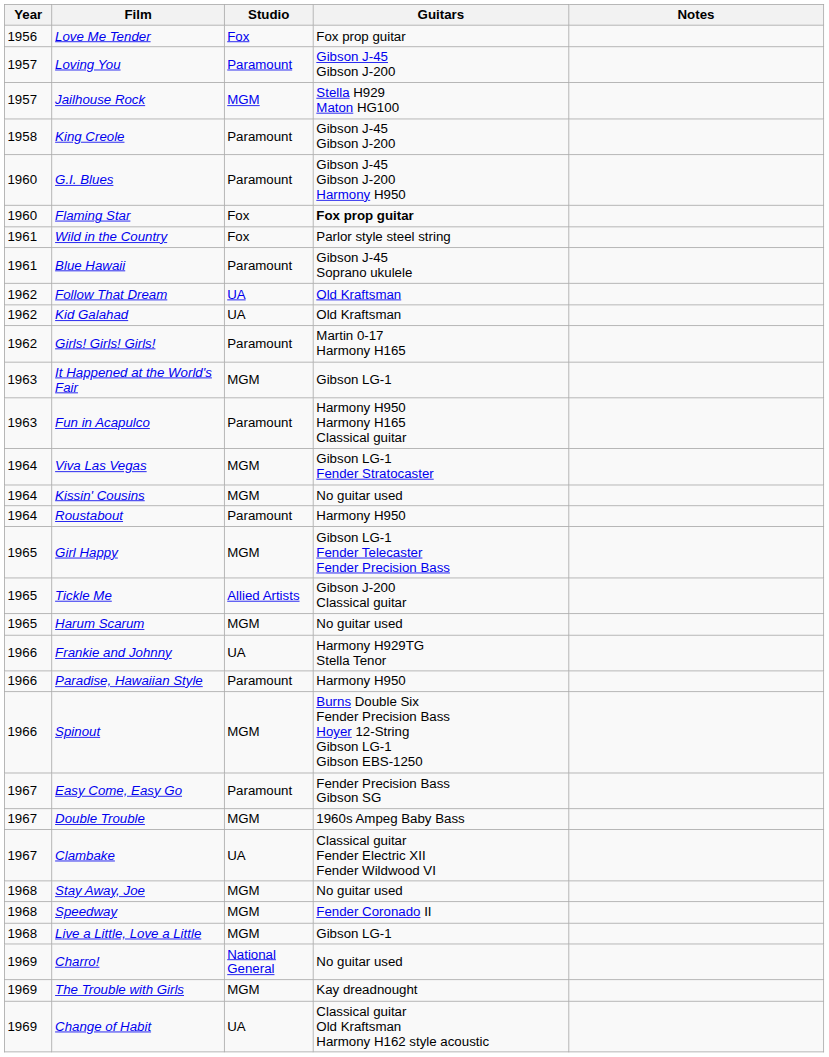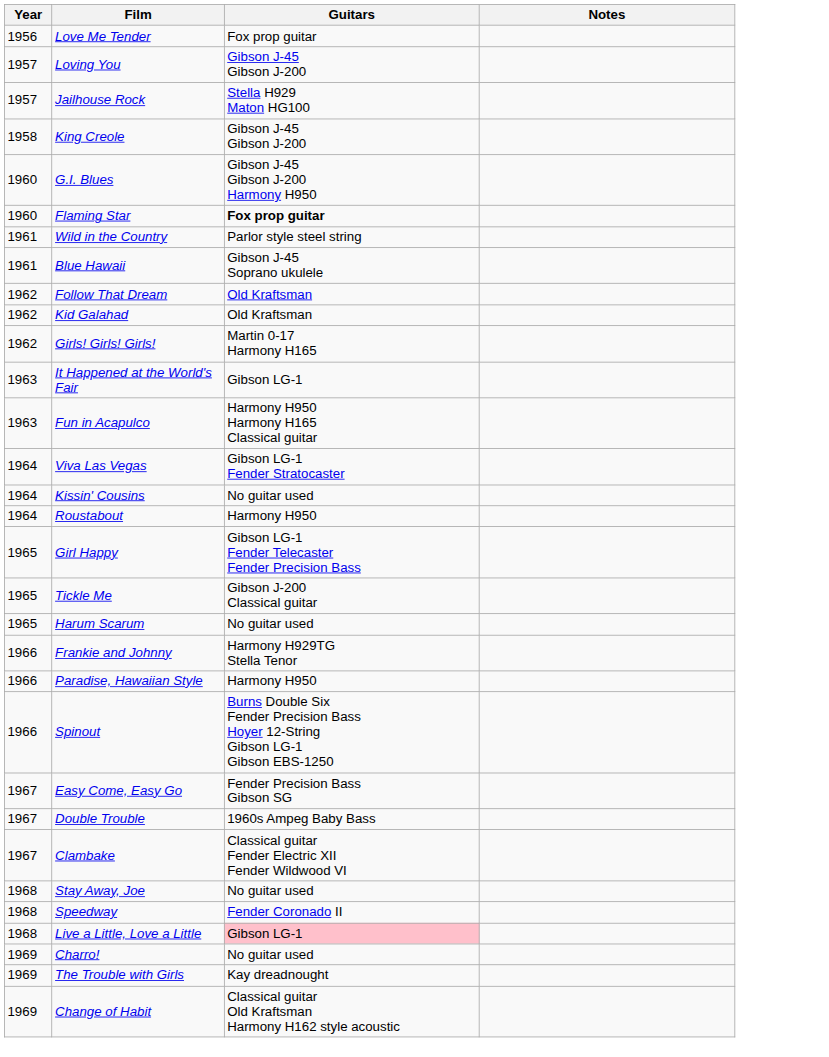- column: (269, 15)
(354, 933) no background -> (265, 933) pink background
